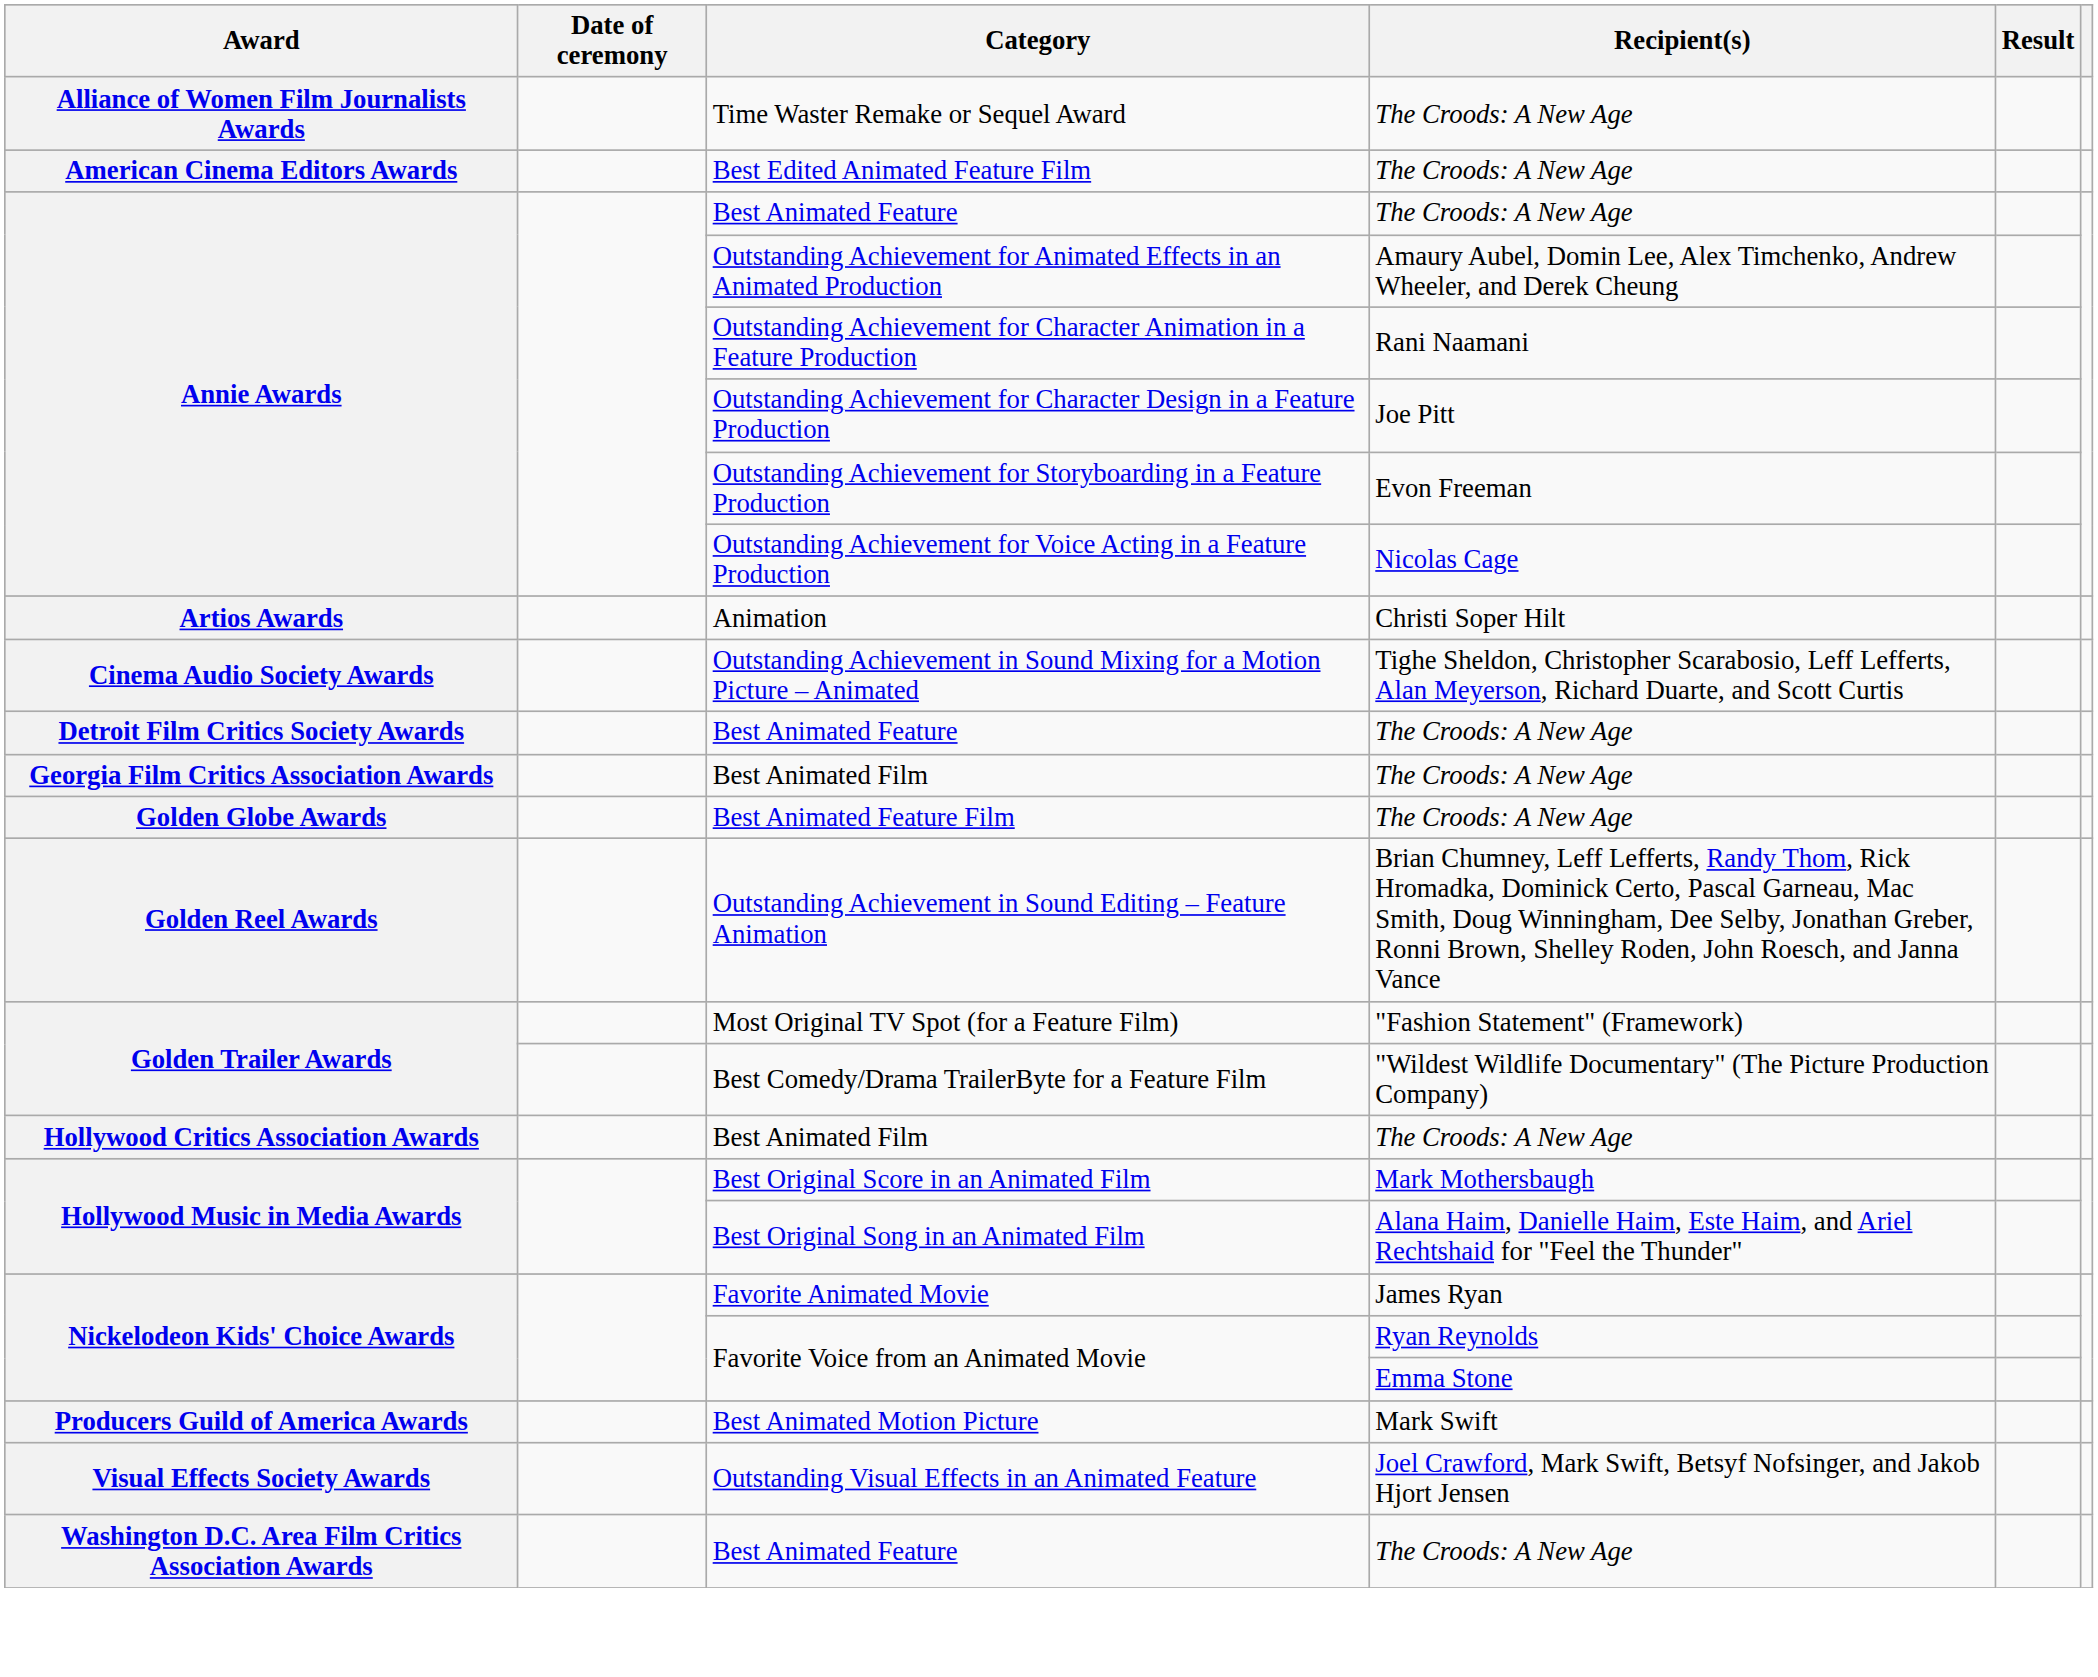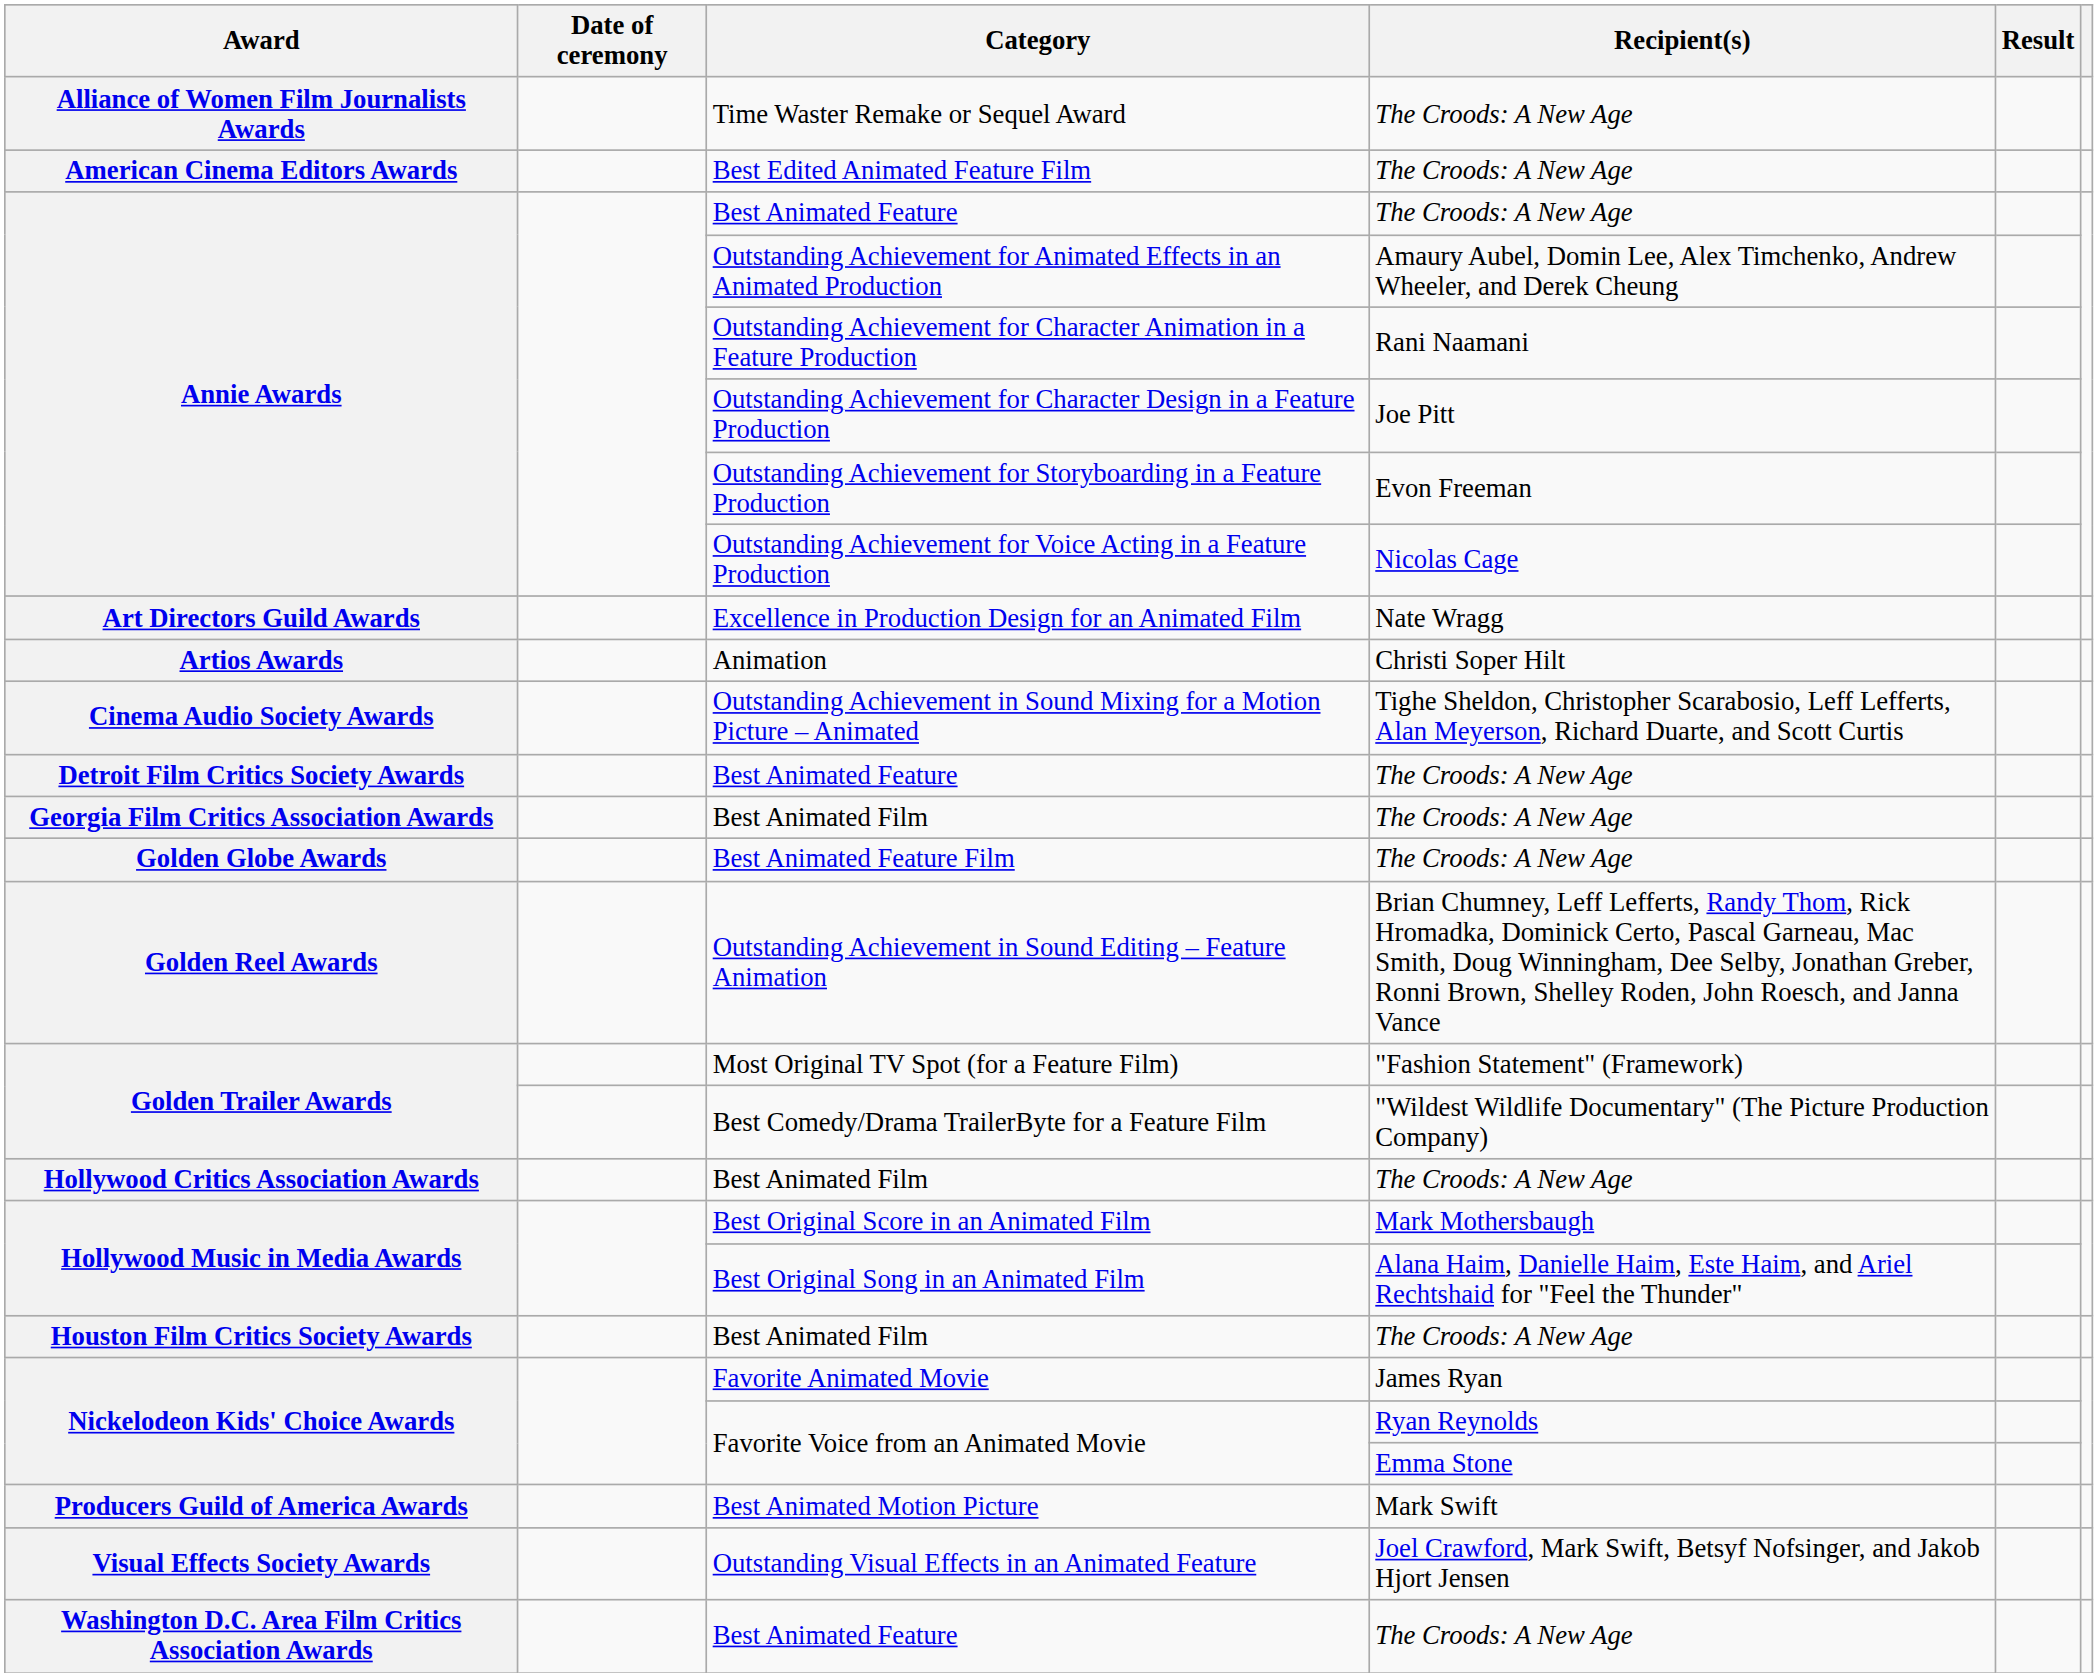+ row: (261, 617)
+ row: (261, 1336)
